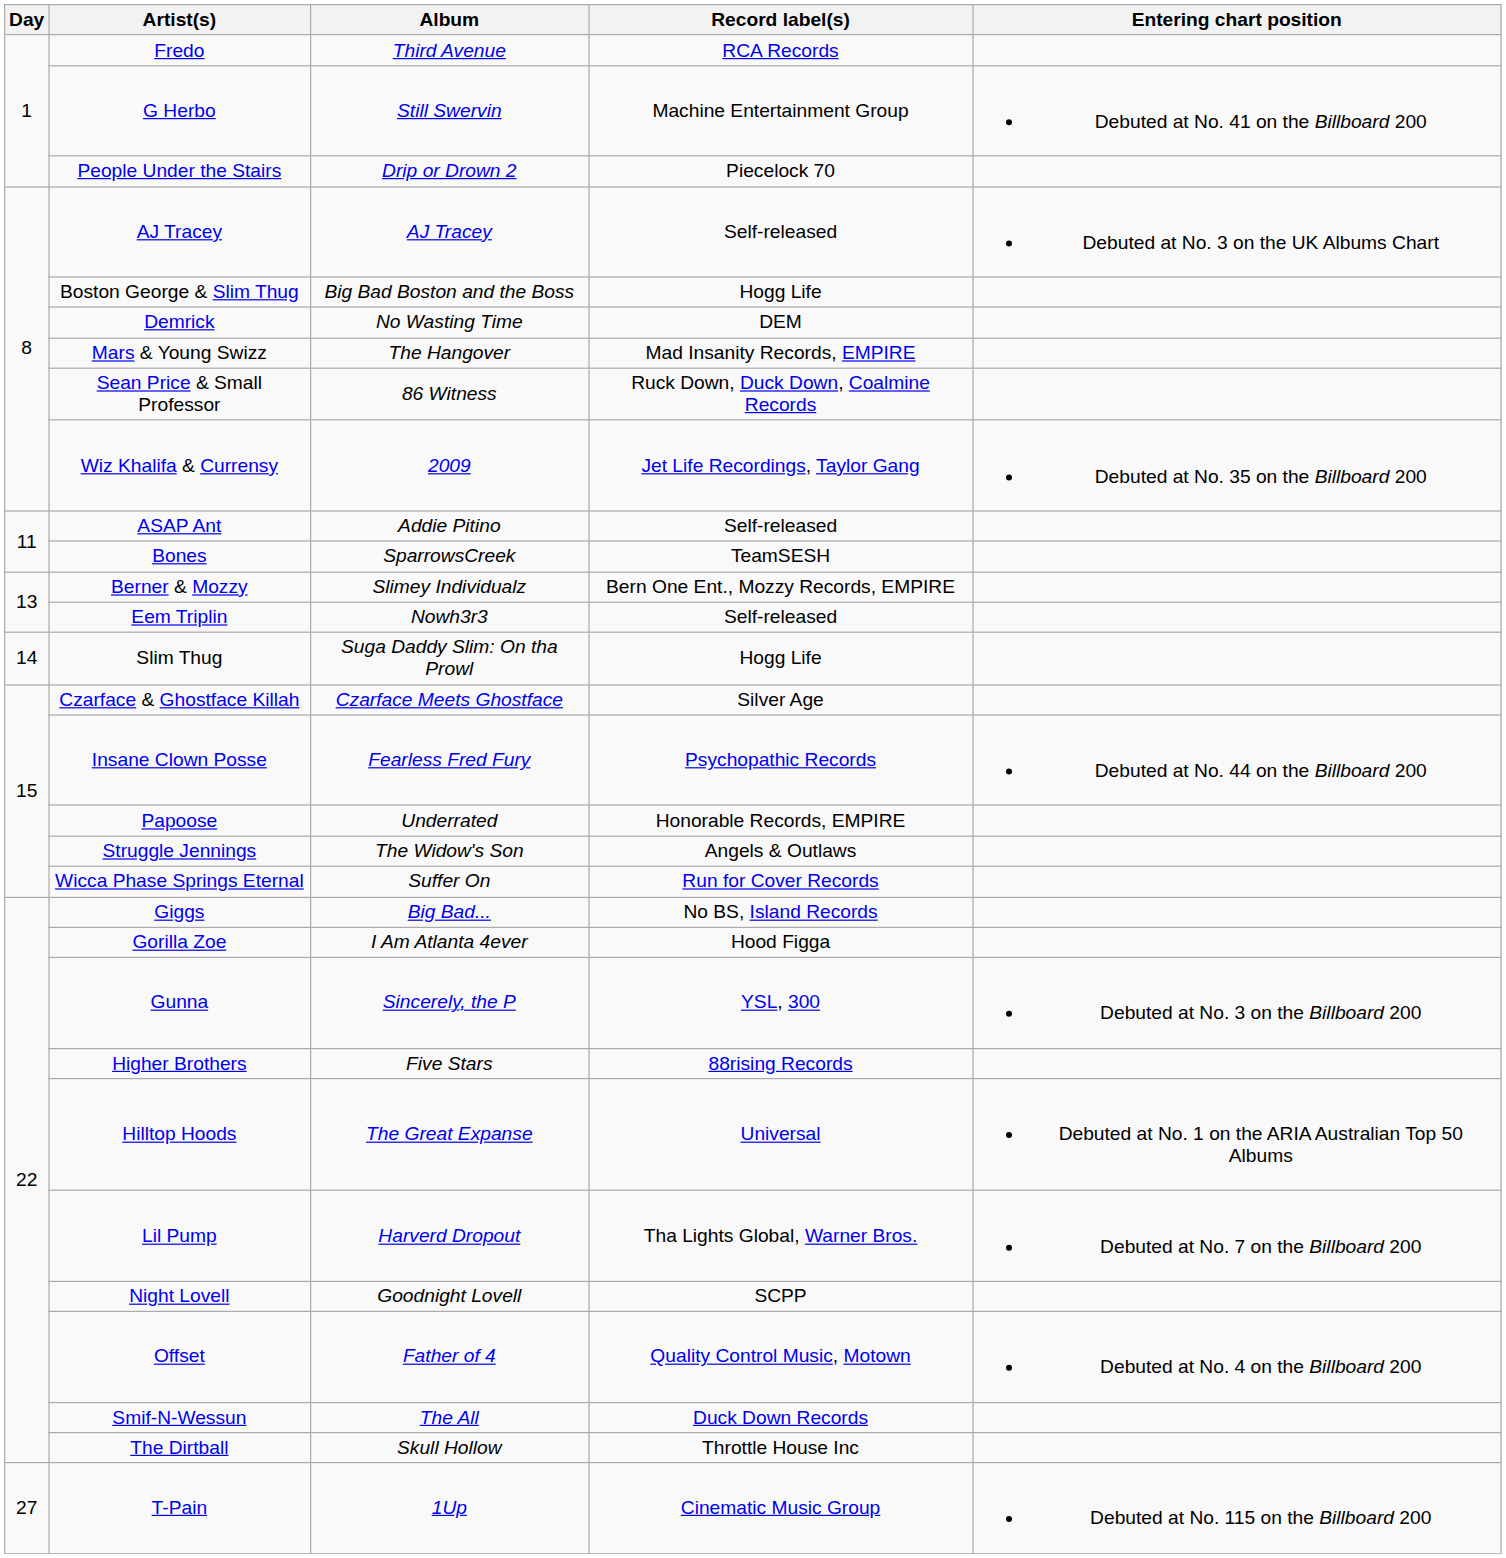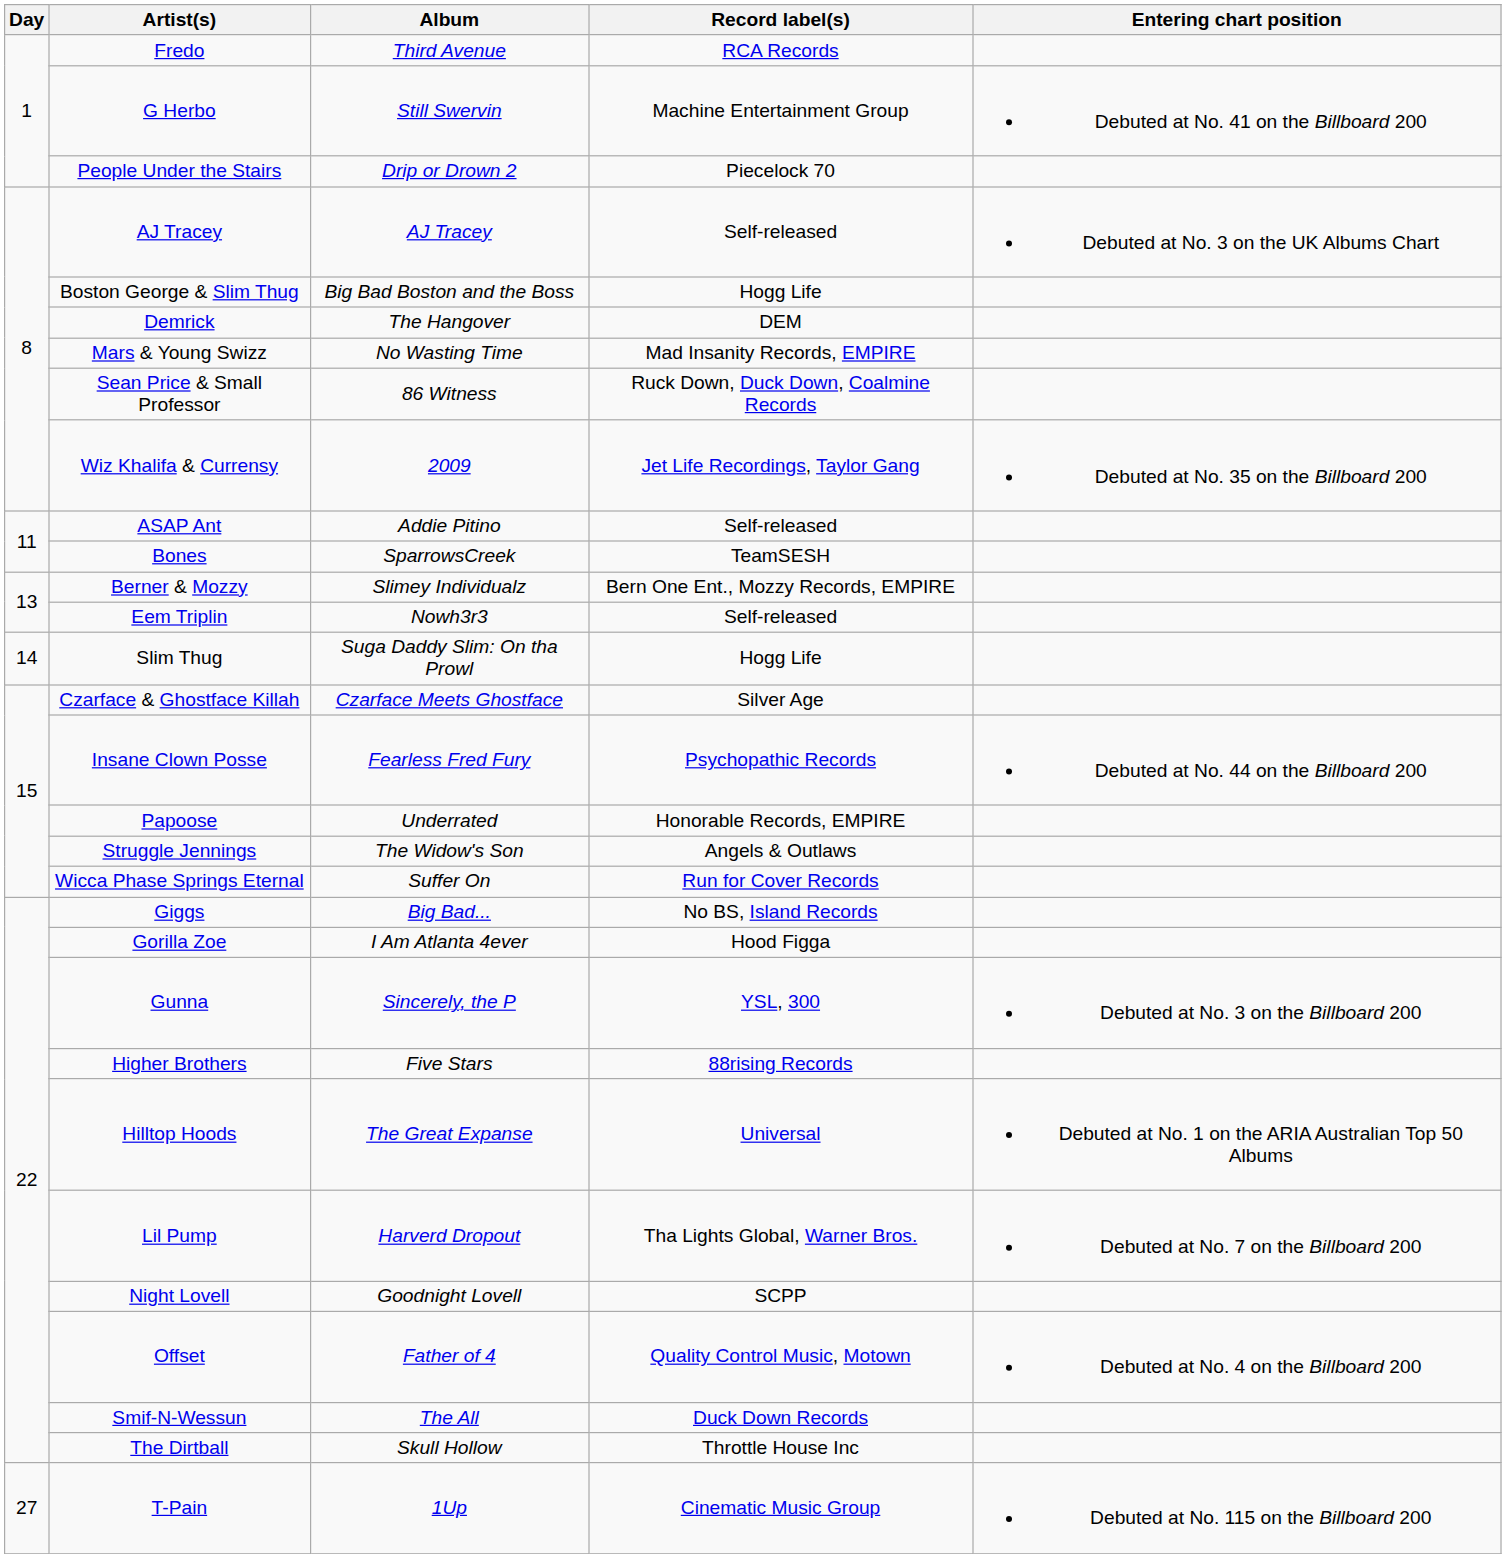(449, 322) No Wasting Time -> (449, 322) The Hangover
(449, 352) The Hangover -> (449, 352) No Wasting Time
